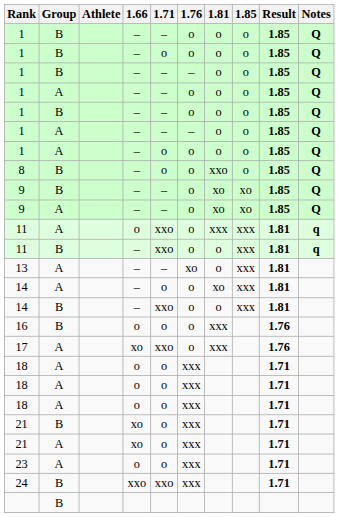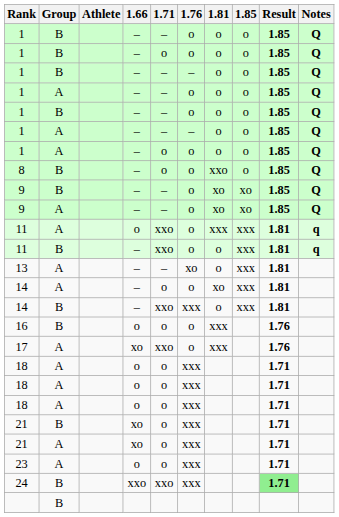(191, 307) o -> (191, 307) xxx
(279, 483) no background -> (279, 483) lightgreen background
